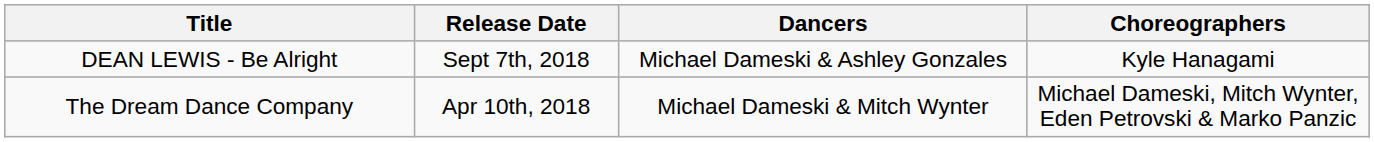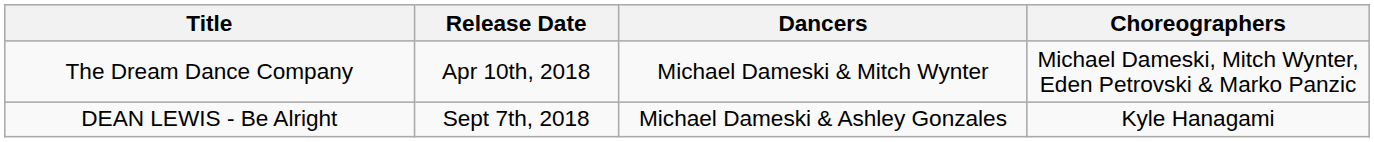rows swapped: (209, 59) <-> (209, 107)
